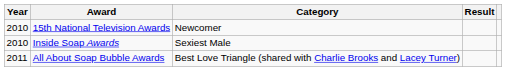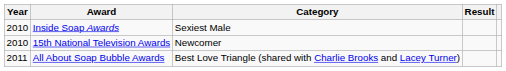rows swapped: (101, 27) <-> (76, 43)
